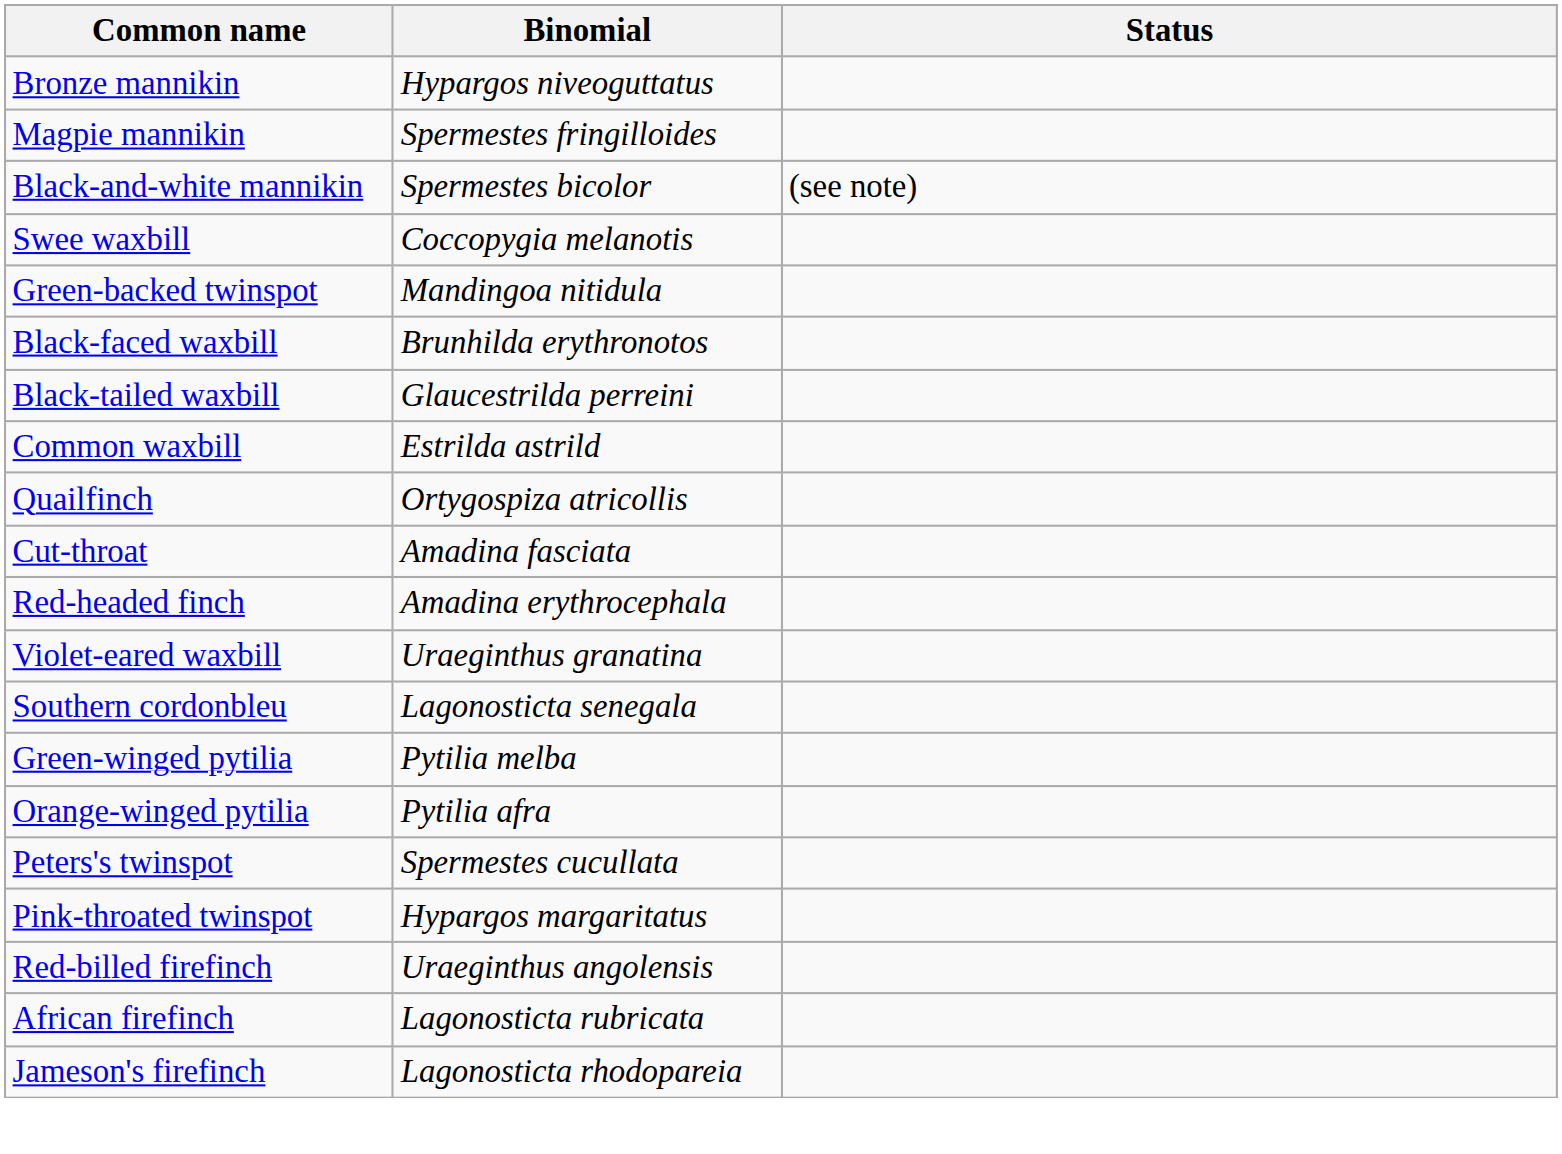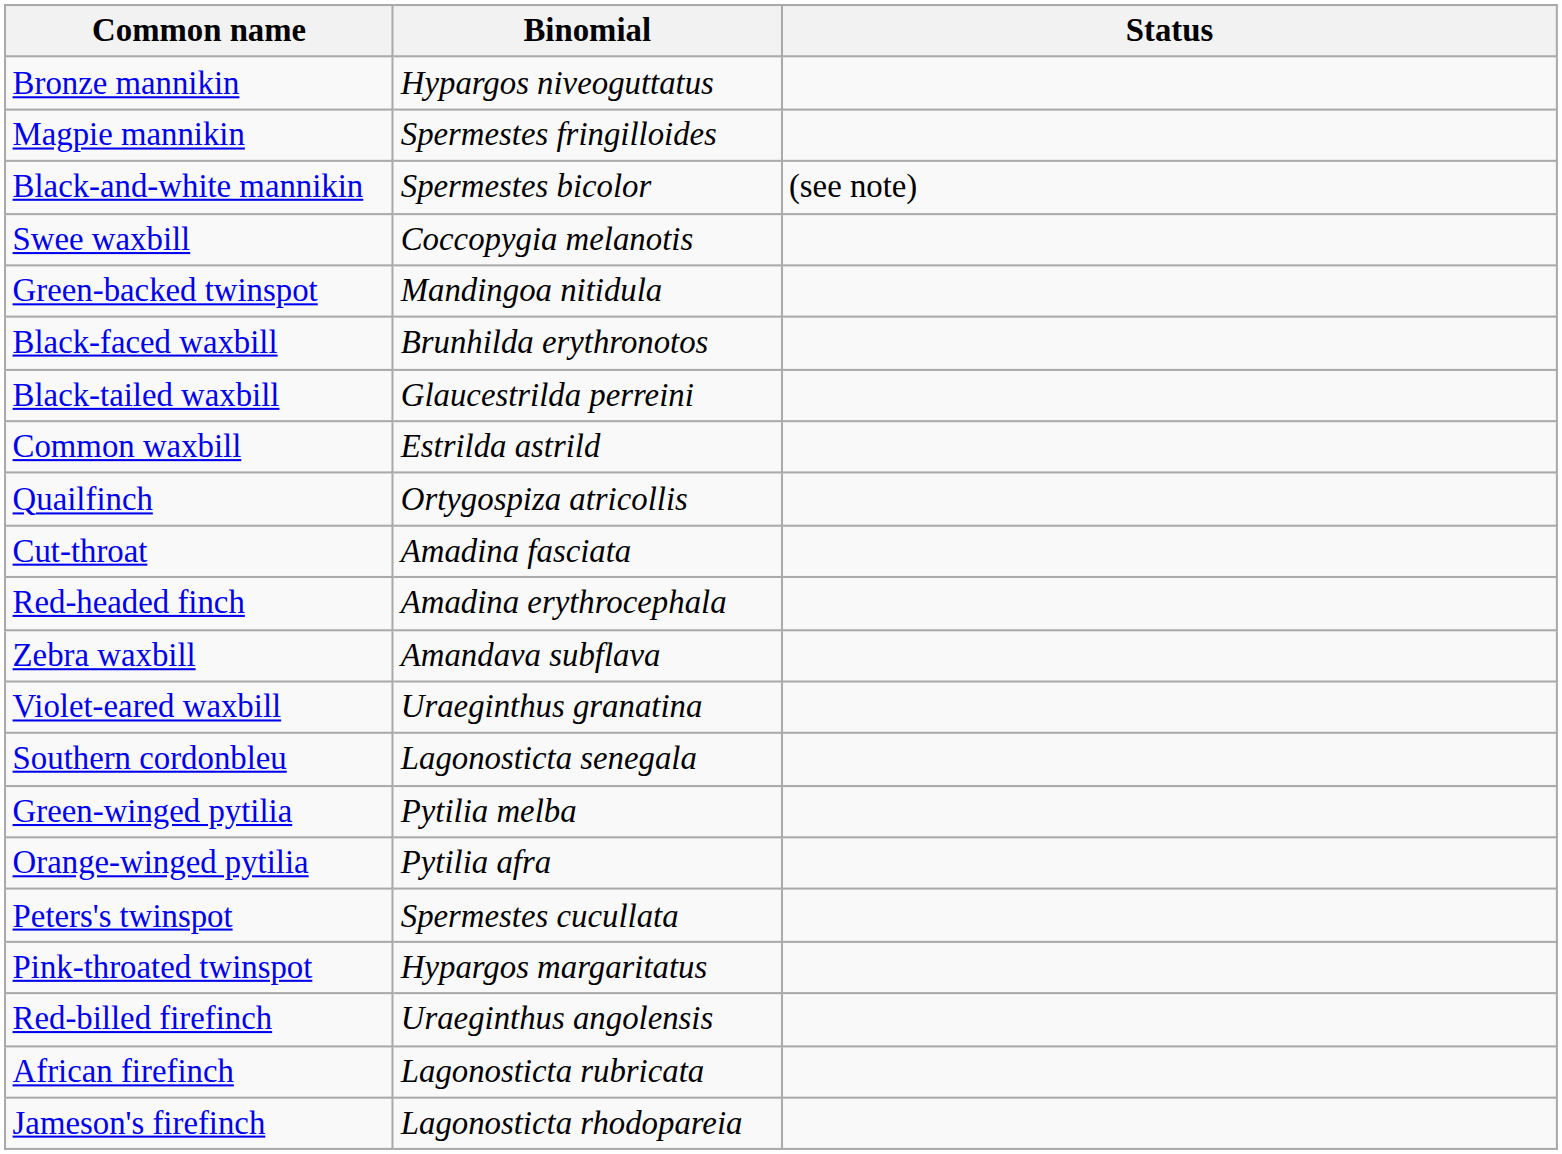+ row: (104, 654)
